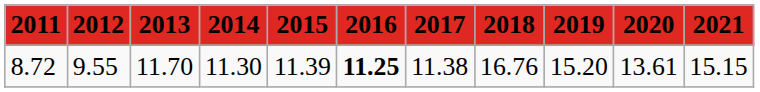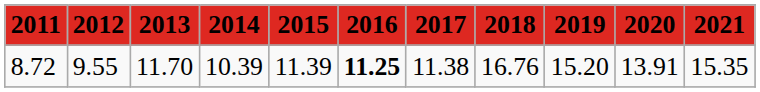(234, 65) 11.30 -> (234, 65) 10.39
(649, 65) 13.61 -> (650, 65) 13.91
(719, 65) 15.15 -> (719, 65) 15.35
